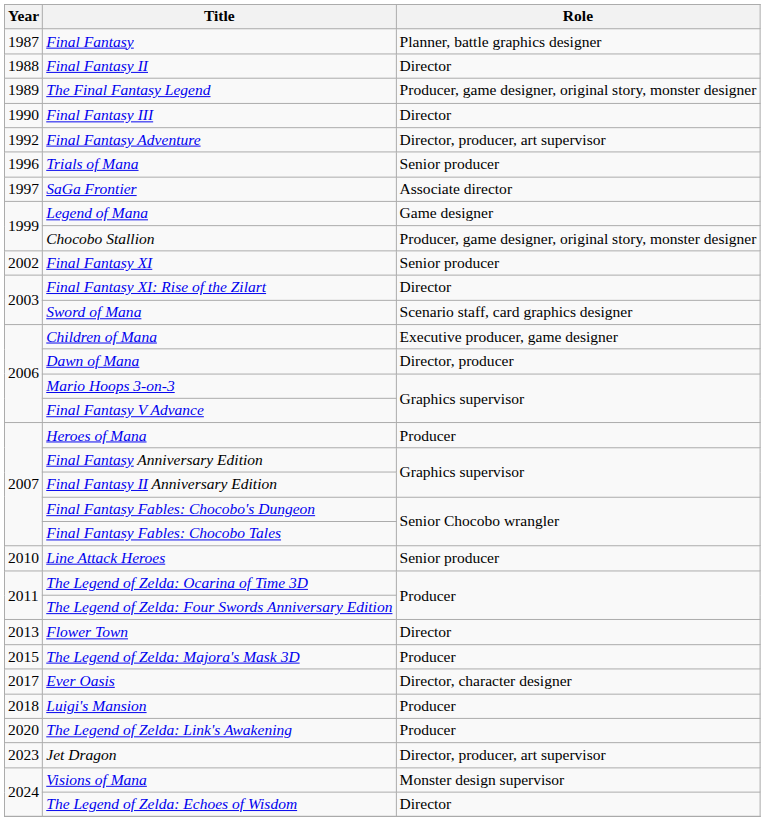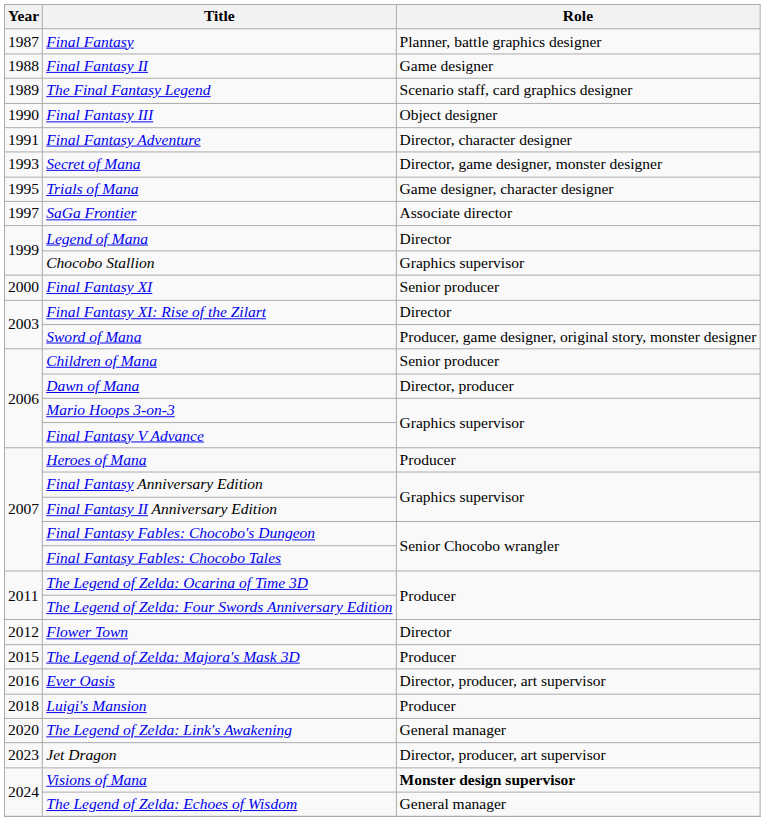(425, 66) Director -> (446, 66) Game designer
(578, 90) Producer, game designer, original story, monster designer -> (516, 90) Scenario staff, card graphics designer
(425, 115) Director -> (448, 115) Object designer
(24, 139) 1992 -> (24, 139) 1991
(503, 139) Director, producer, art supervisor -> (486, 139) Director, character designer
+ row: (93, 164)
(24, 164) 1996 -> (24, 189) 1995
(449, 164) Senior producer -> (507, 189) Game designer, character designer
(446, 213) Game designer -> (425, 238) Director
(578, 238) Producer, game designer, original story, monster designer -> (462, 262) Graphics supervisor
(24, 262) 2002 -> (24, 287) 2000
(516, 312) Scenario staff, card graphics designer -> (578, 336) Producer, game designer, original story, monster designer
(509, 336) Executive producer, game designer -> (449, 361) Senior producer
- row: (106, 558)
(24, 632) 2013 -> (24, 632) 2012
(24, 681) 2017 -> (24, 681) 2016
(486, 681) Director, character designer -> (503, 681) Director, producer, art supervisor
(428, 730) Producer -> (453, 730) General manager
(482, 779) normal -> (487, 779) bold
(425, 804) Director -> (453, 804) General manager
